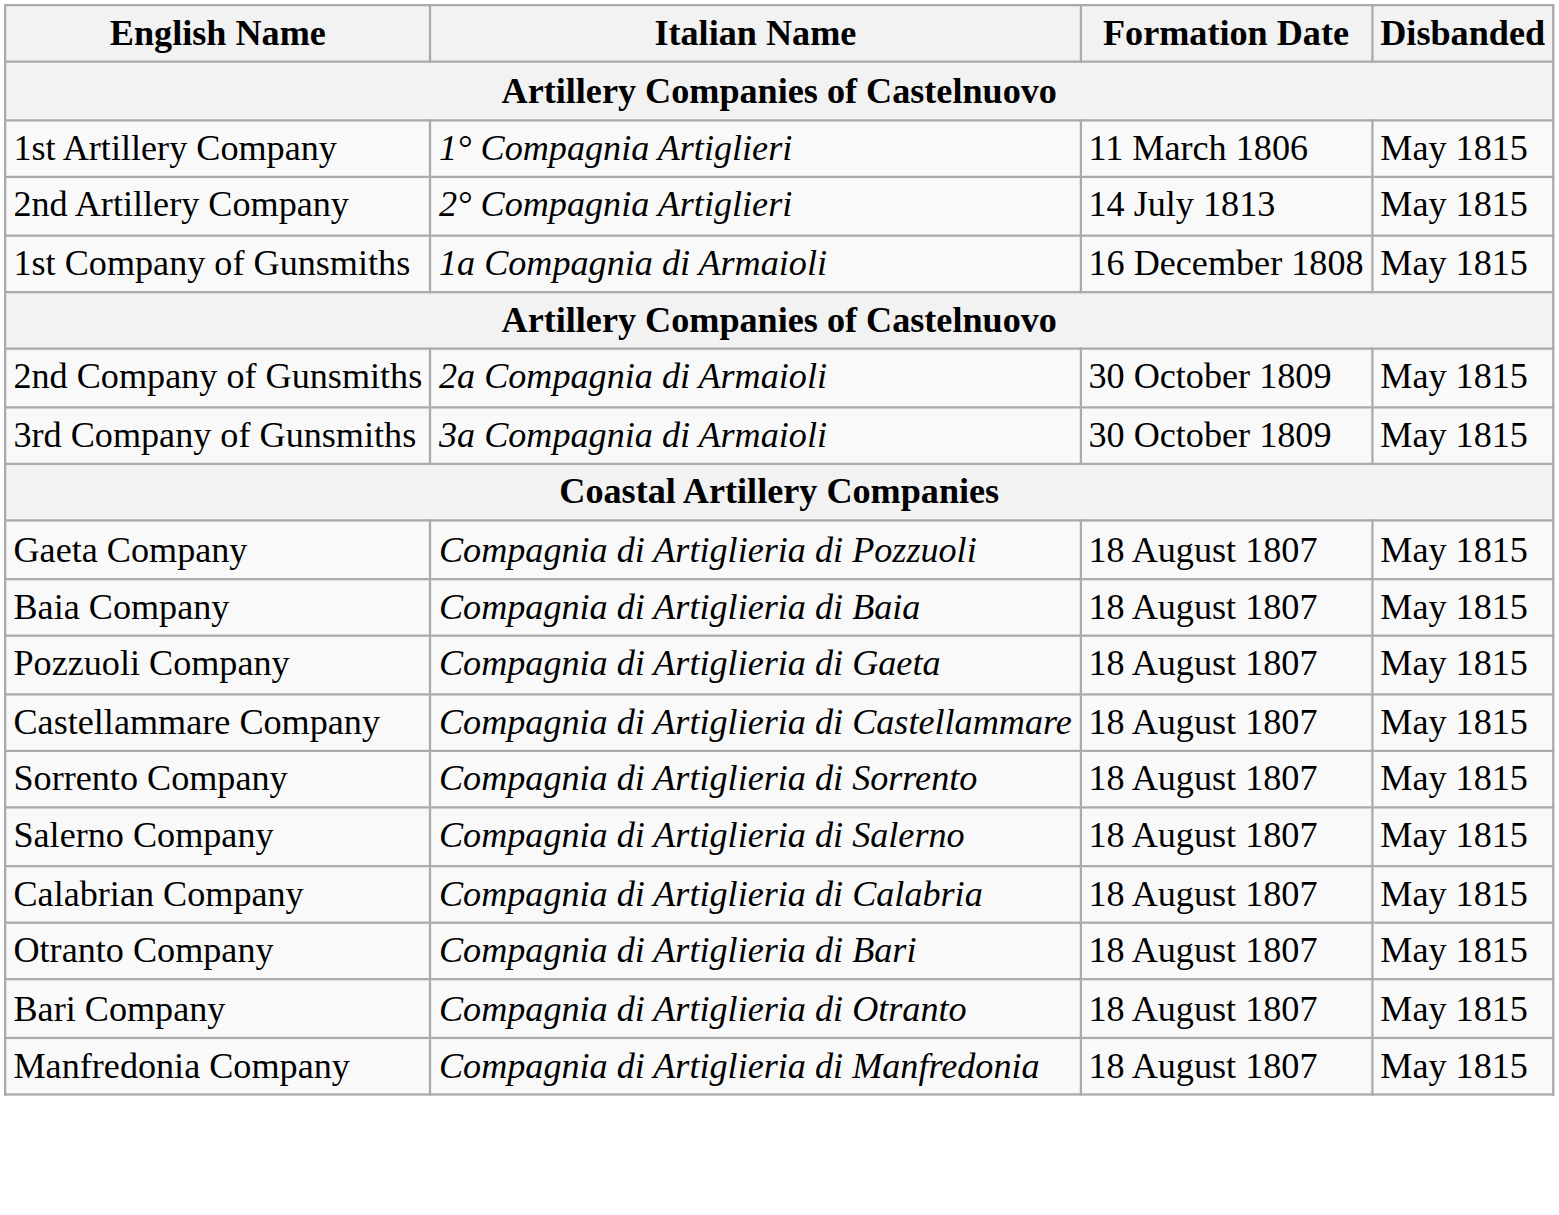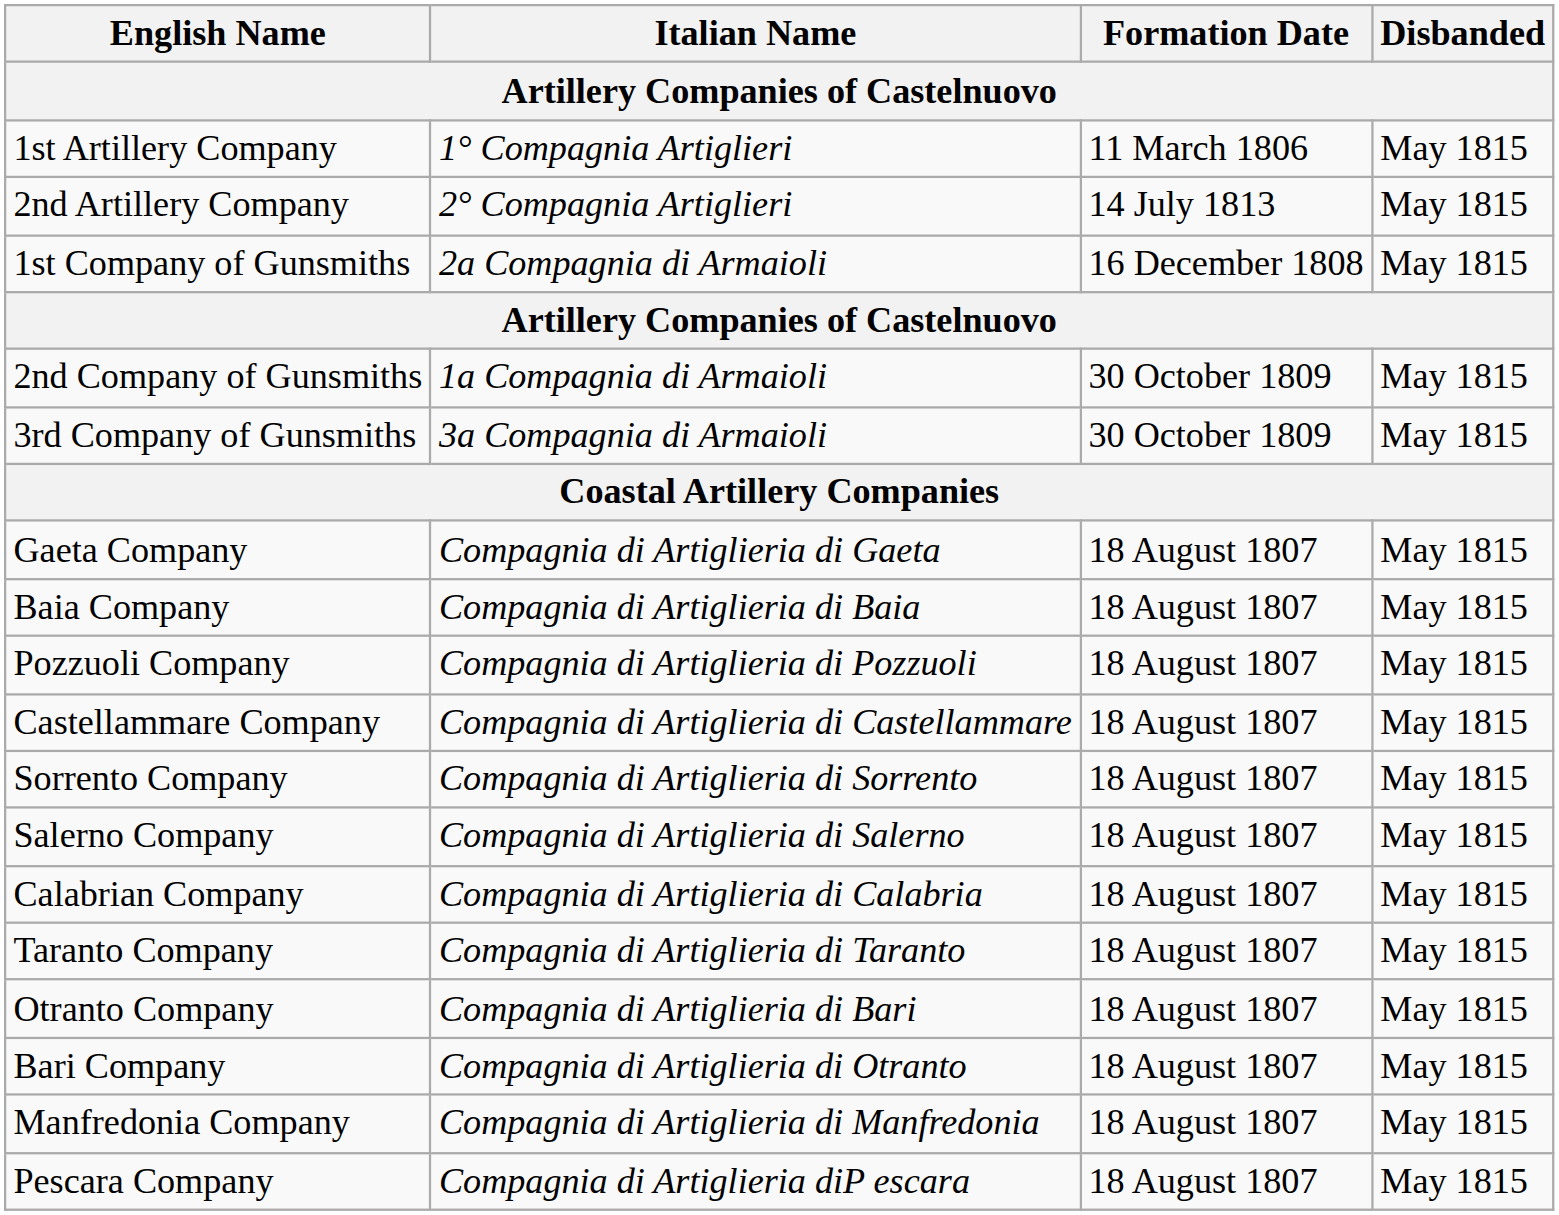(633, 262) 1a Compagnia di Armaioli -> (633, 262) 2a Compagnia di Armaioli
(633, 377) 2a Compagnia di Armaioli -> (633, 377) 1a Compagnia di Armaioli
(708, 549) Compagnia di Artiglieria di Pozzuoli -> (690, 549) Compagnia di Artiglieria di Gaeta
(690, 663) Compagnia di Artiglieria di Gaeta -> (708, 663) Compagnia di Artiglieria di Pozzuoli
+ row: (143, 950)
+ row: (144, 1180)
